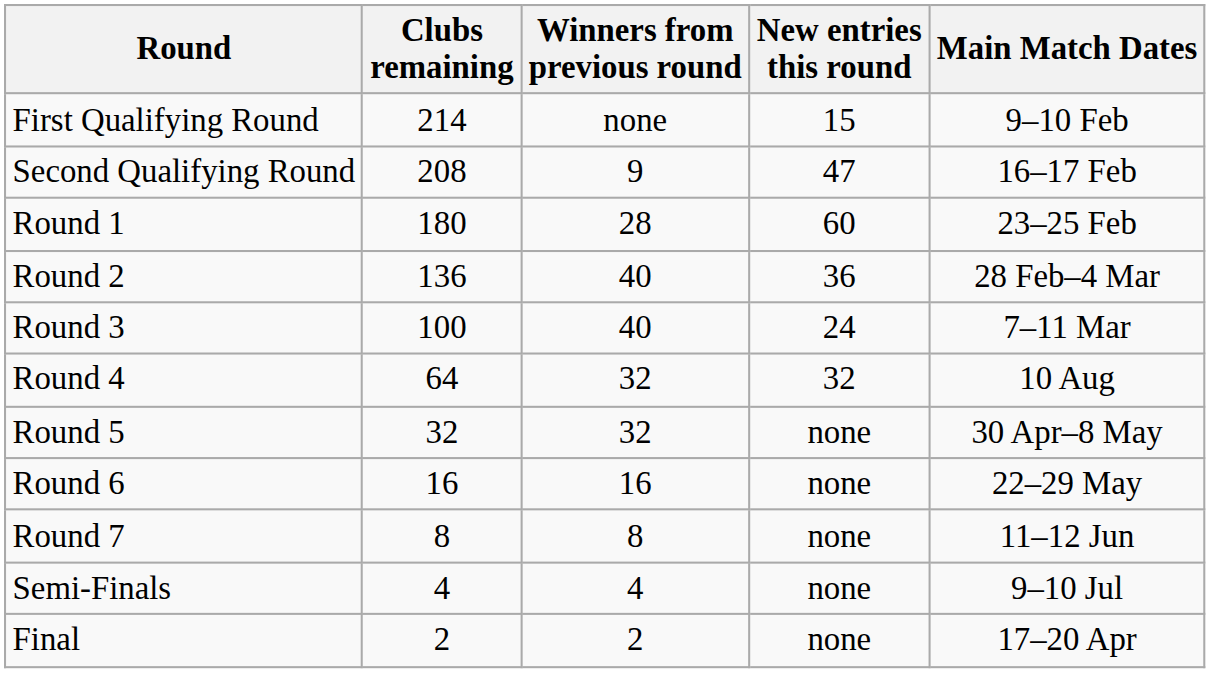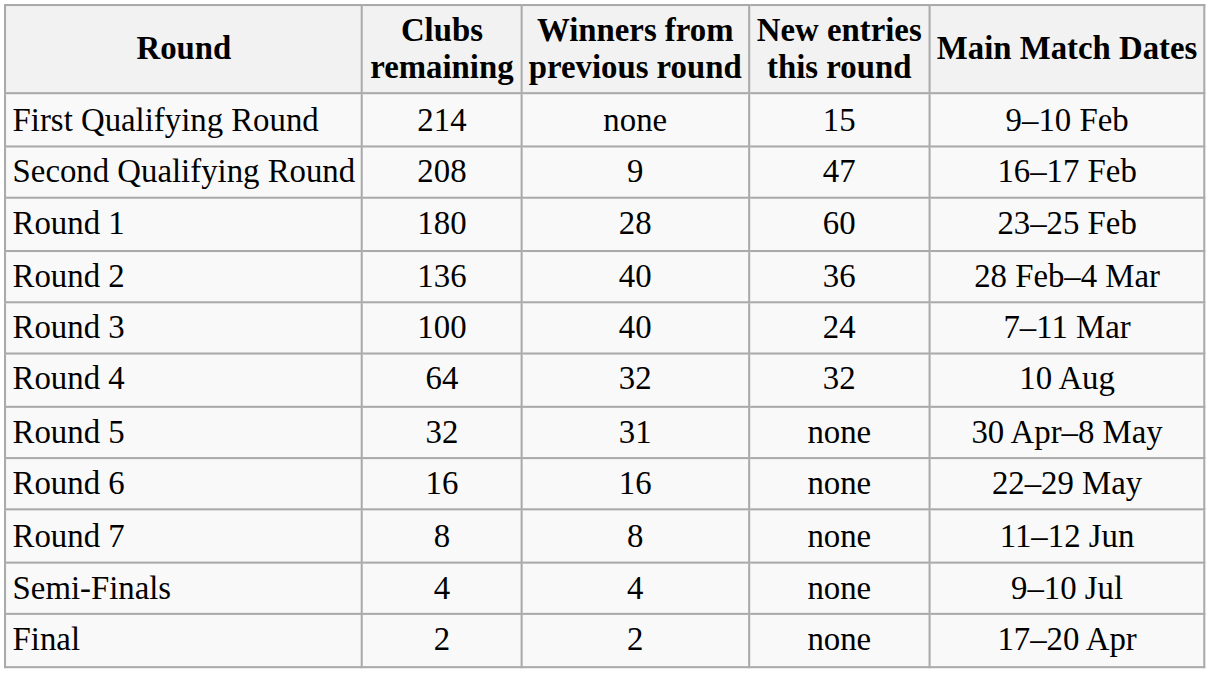(635, 431) 32 -> (635, 431) 31
